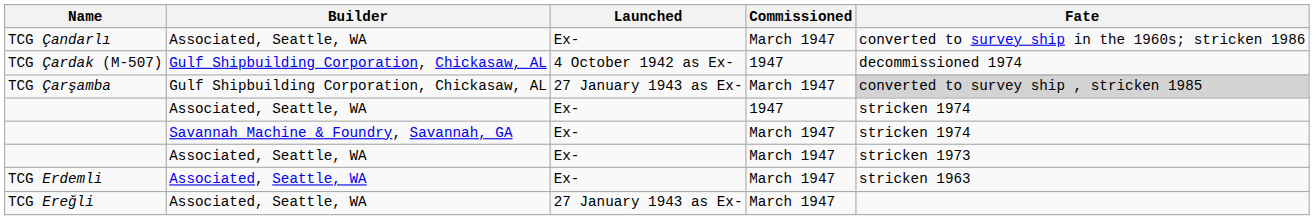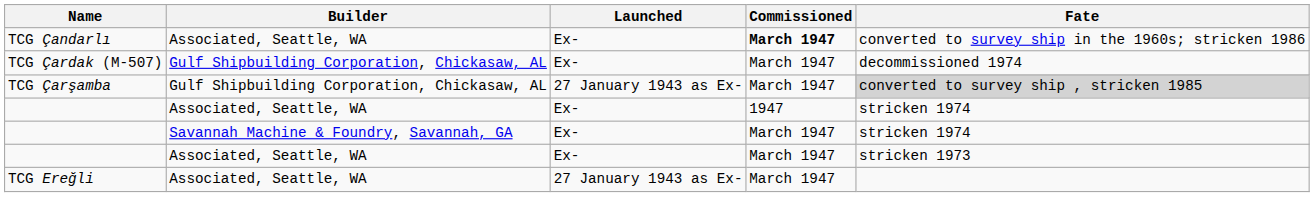(792, 40) normal -> (792, 40) bold
(644, 63) 4 October 1942 as Ex- -> (567, 63) Ex-
(766, 63) 1947 -> (792, 63) March 1947
- row: (55, 179)
